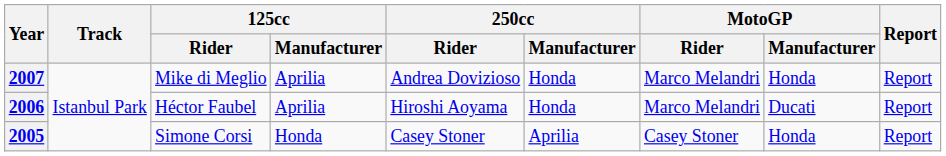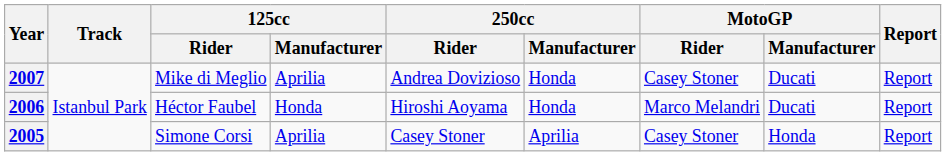(702, 77) Marco Melandri -> (691, 77) Casey Stoner
(792, 77) Honda -> (792, 77) Ducati
(300, 107) Aprilia -> (299, 107) Honda
(299, 136) Honda -> (300, 136) Aprilia
